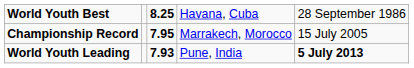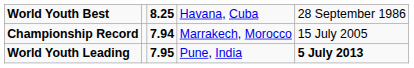(162, 33) 7.95 -> (162, 33) 7.94
(162, 53) 7.93 -> (162, 53) 7.95
